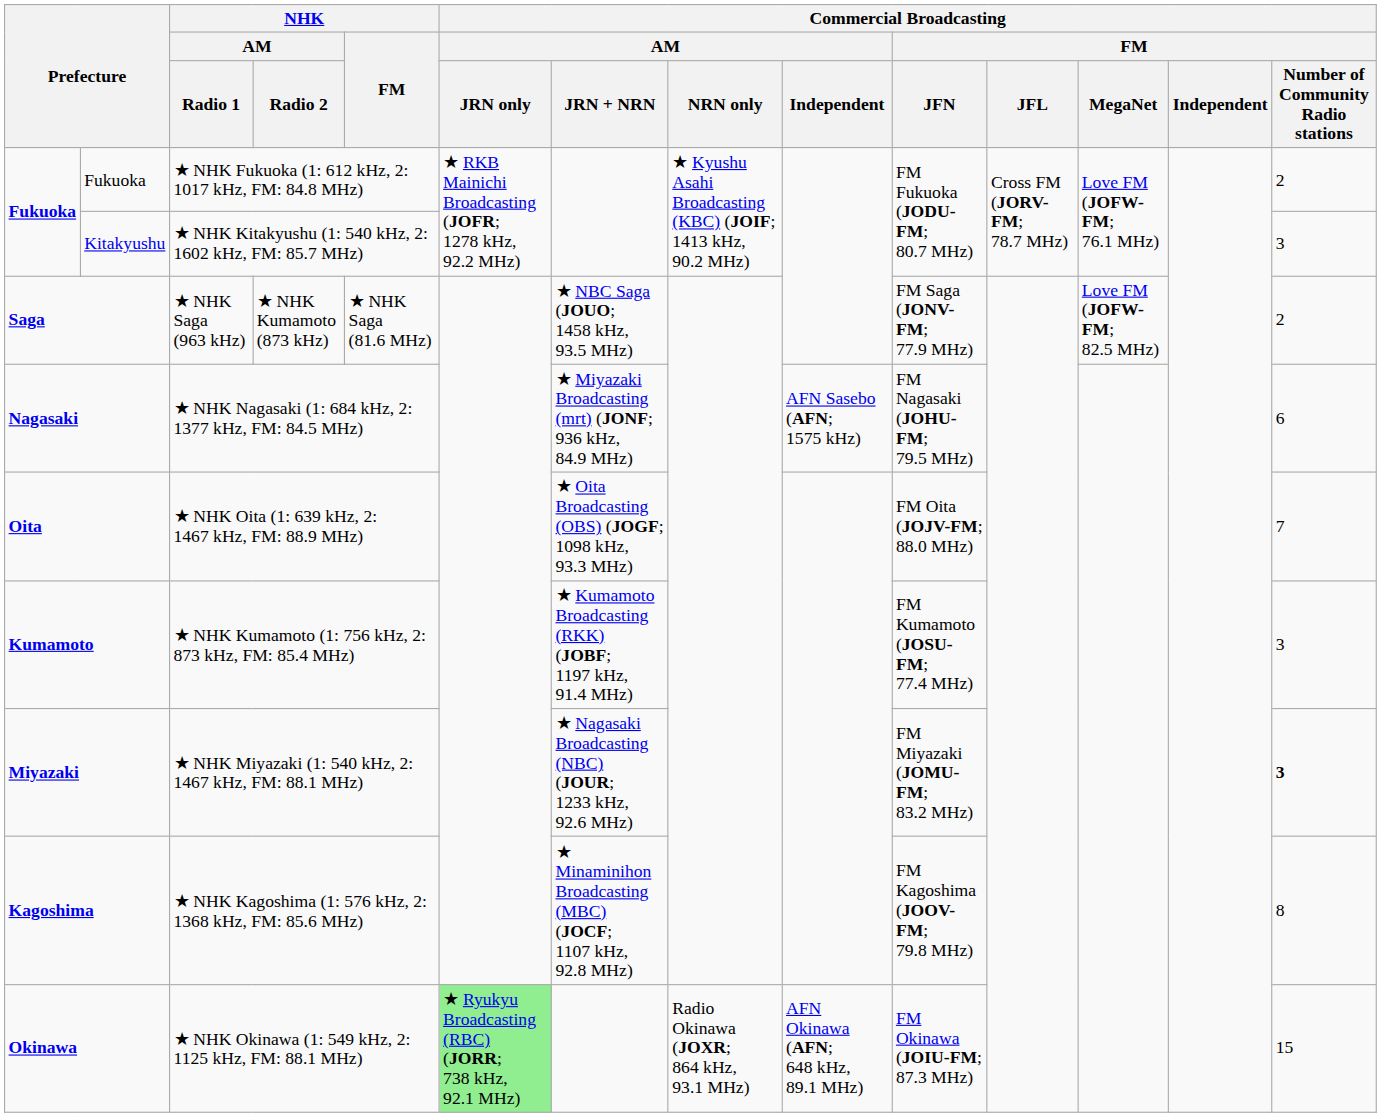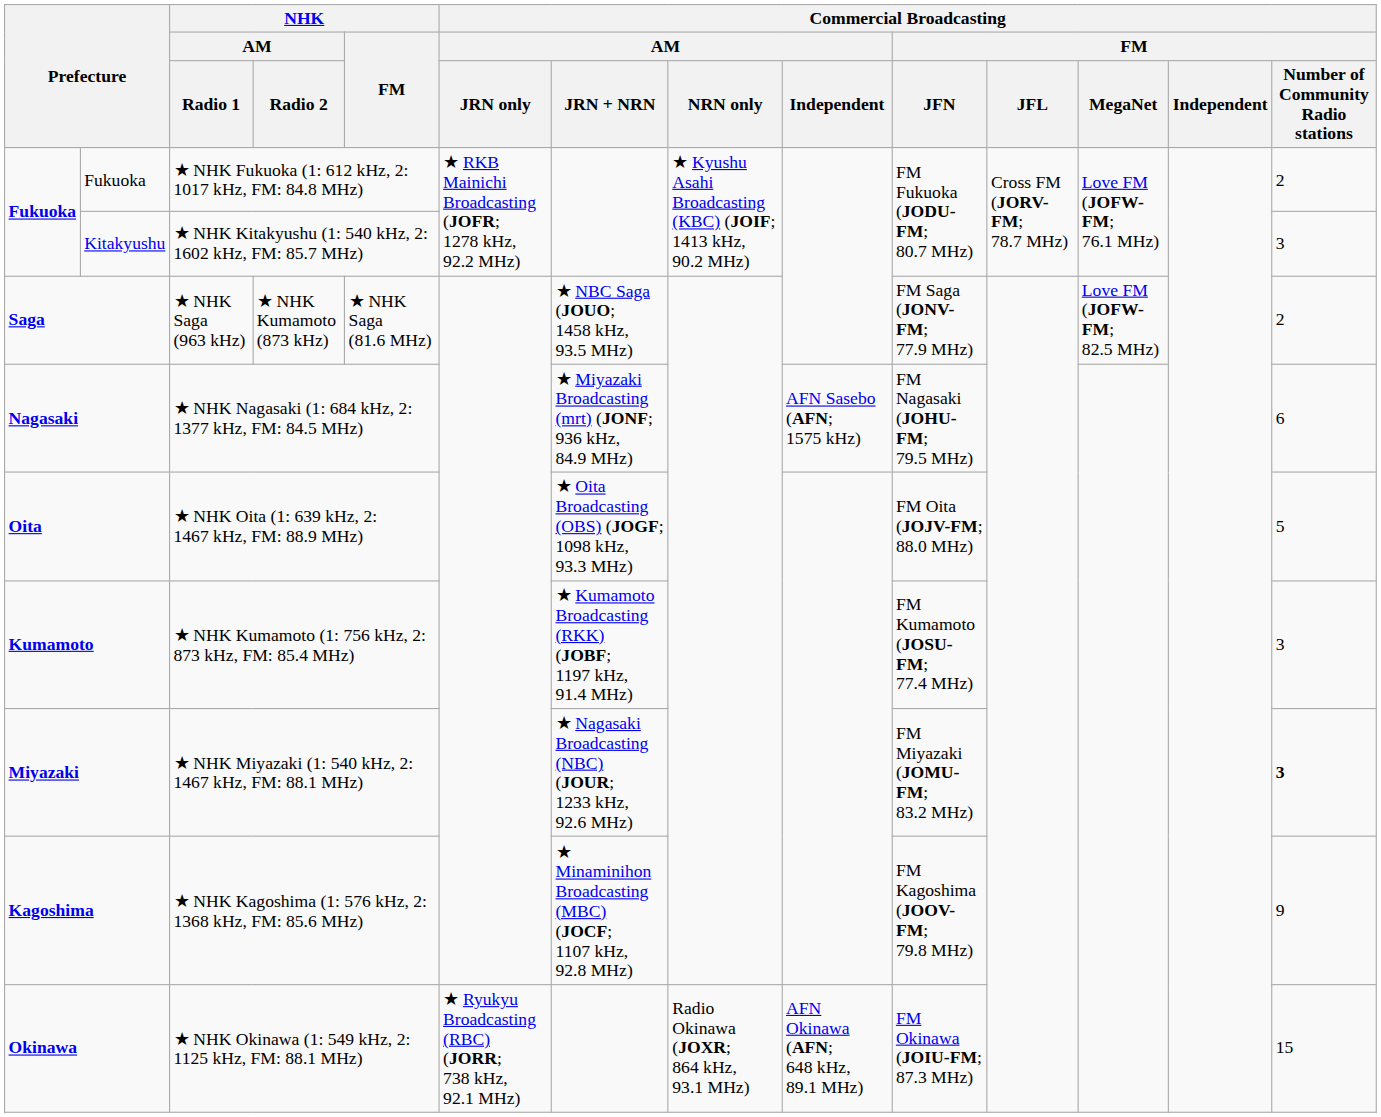(1280, 526) 7 -> (1280, 526) 5
(1280, 910) 8 -> (1280, 910) 9
(490, 1048) lightgreen background -> (490, 1048) no background
